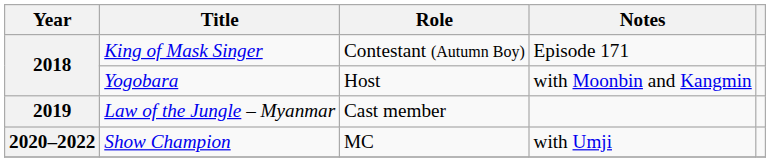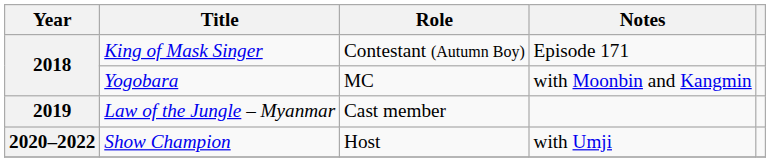(362, 80) Host -> (359, 80) MC
(359, 141) MC -> (362, 141) Host
